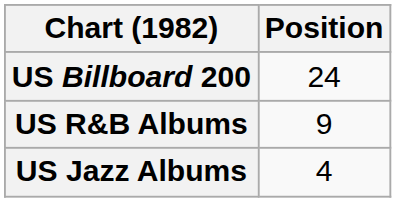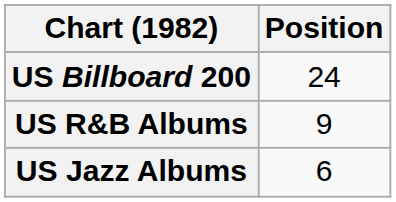(324, 171) 4 -> (324, 171) 6
